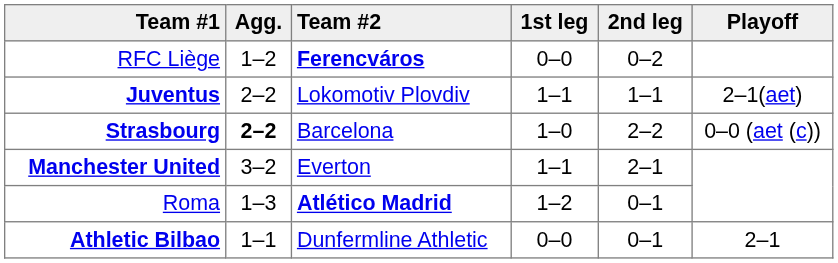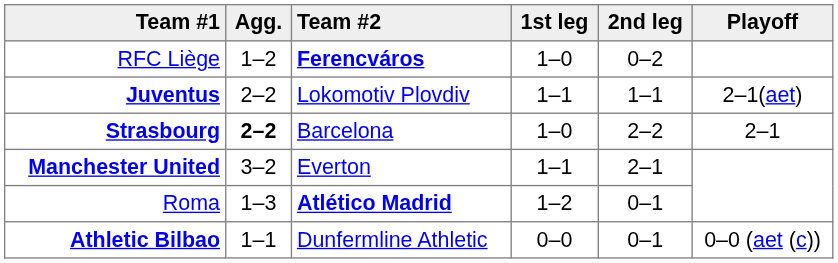(554, 58) 0–0 -> (554, 58) 1–0
(763, 131) 0–0 (aet (c)) -> (763, 131) 2–1
(763, 239) 2–1 -> (763, 239) 0–0 (aet (c))
